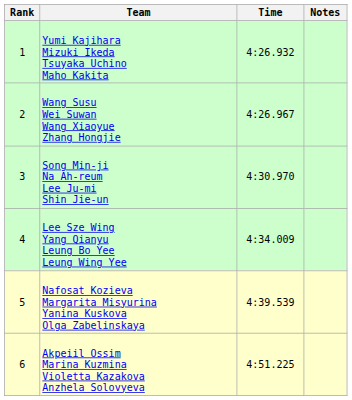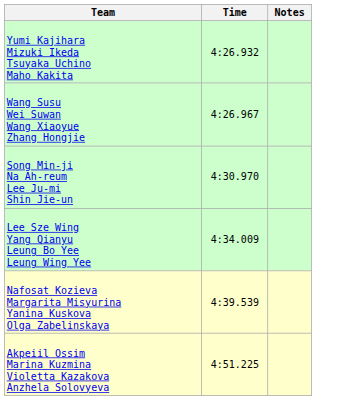- column: (22, 13)
